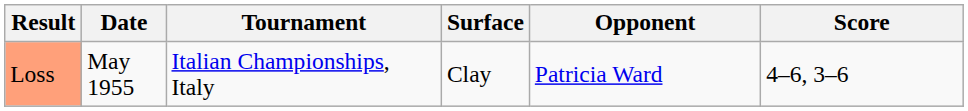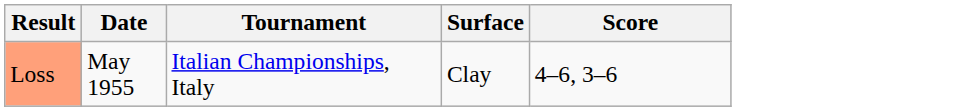- column: (645, 23)
